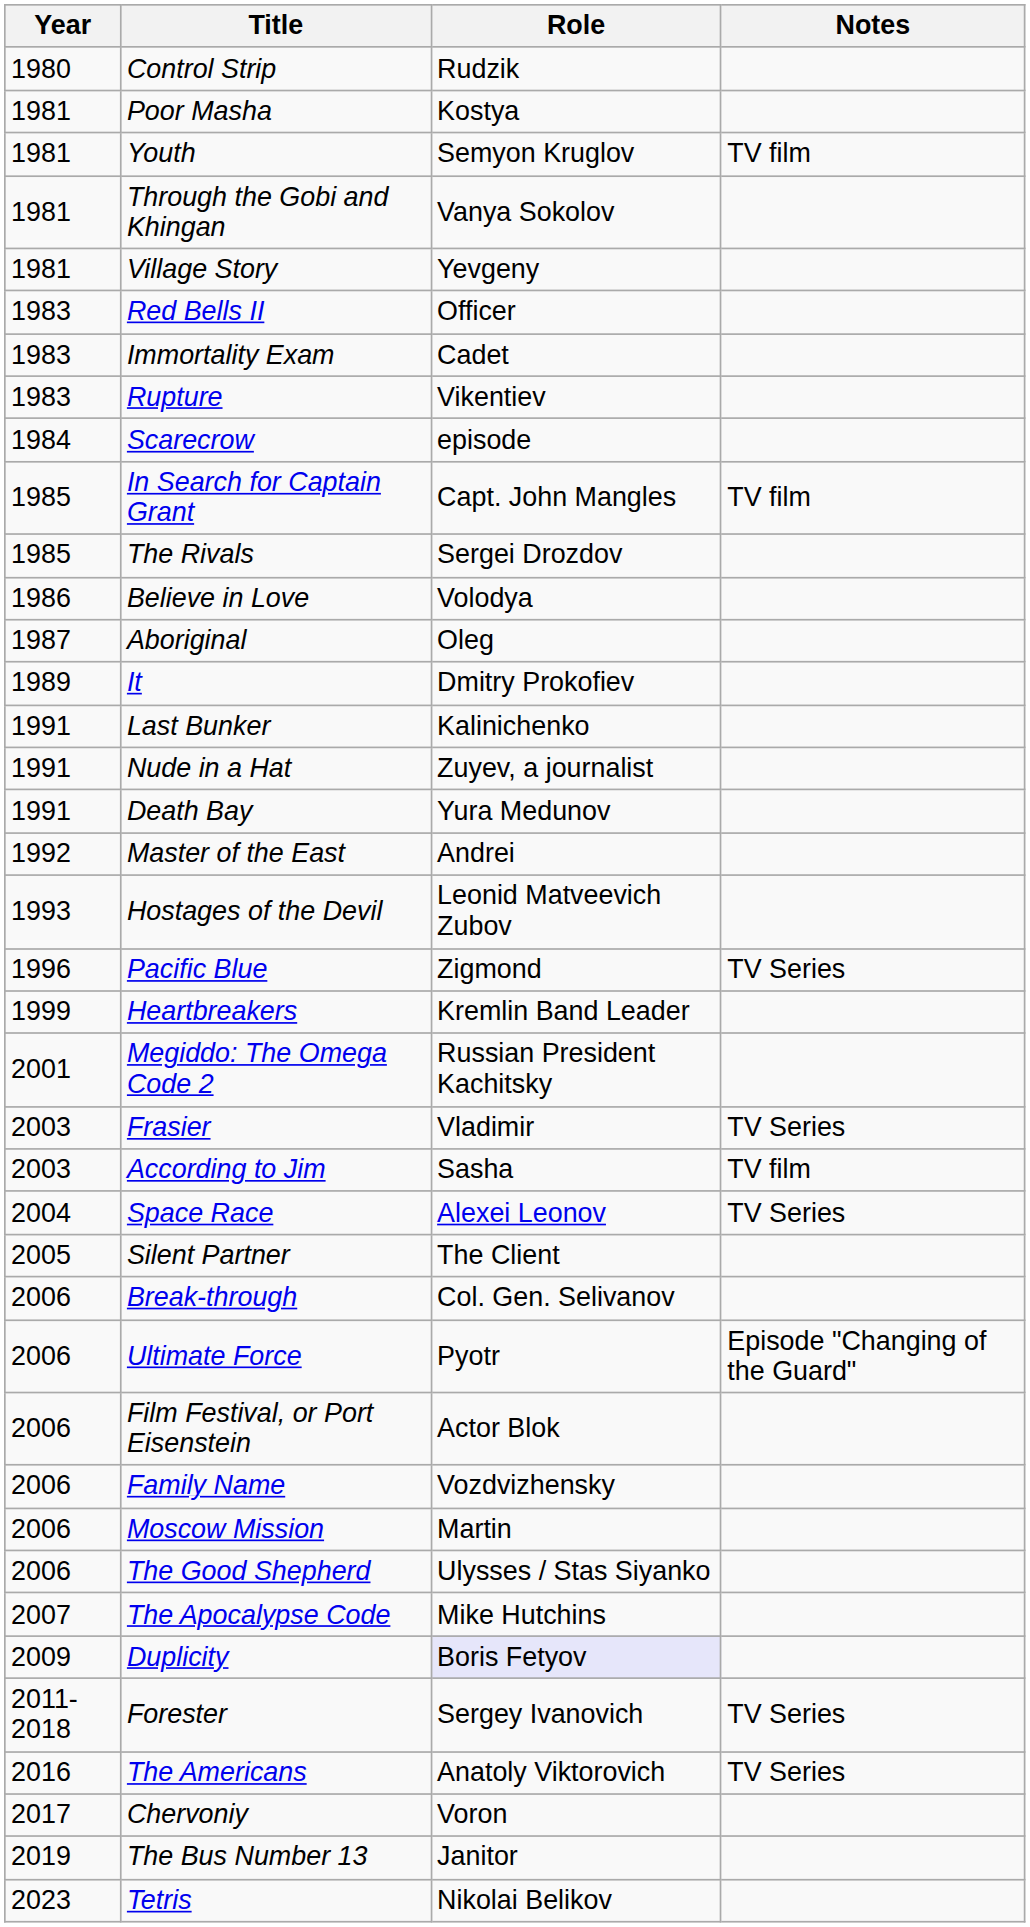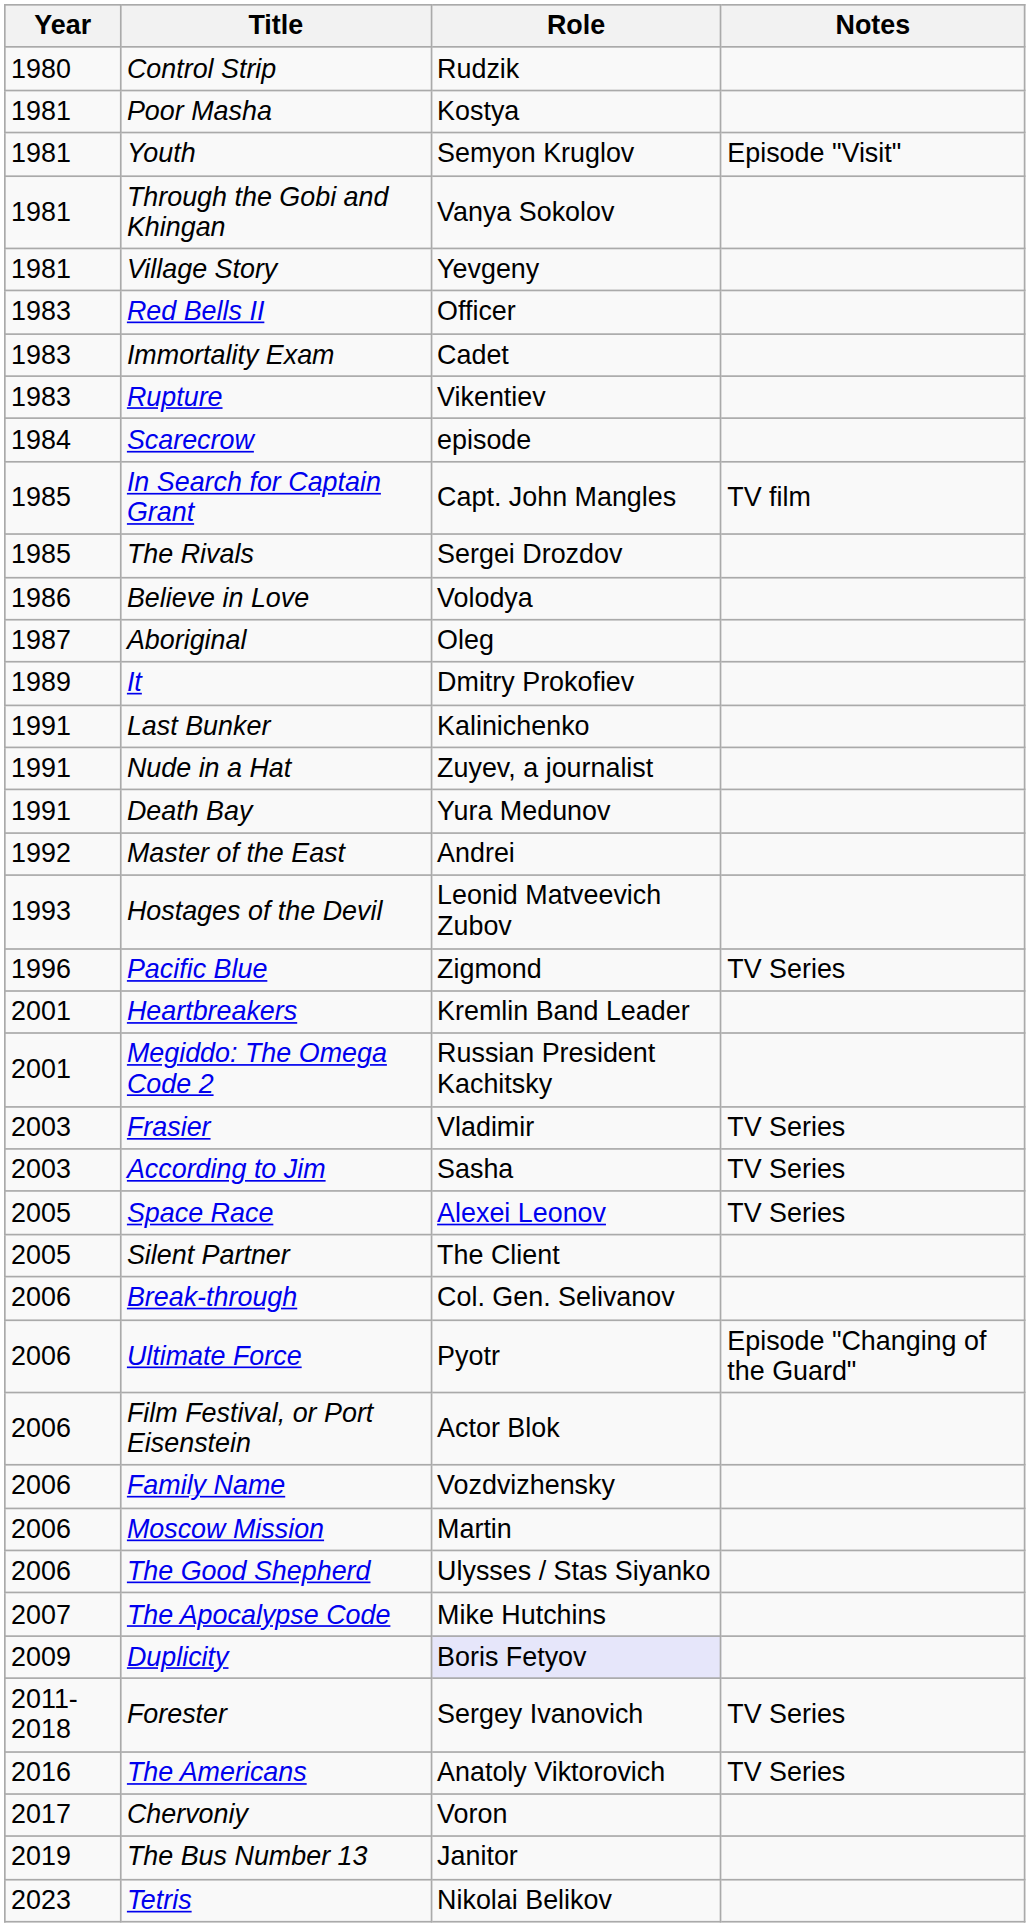(769, 153) TV film -> (814, 153) Episode "Visit"
(41, 1011) 1999 -> (41, 1011) 2001
(769, 1169) TV film -> (786, 1169) TV Series
(41, 1212) 2004 -> (41, 1212) 2005
